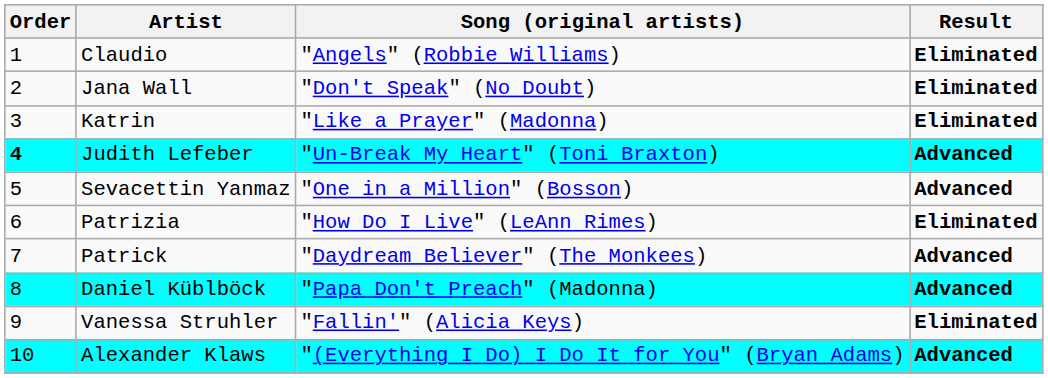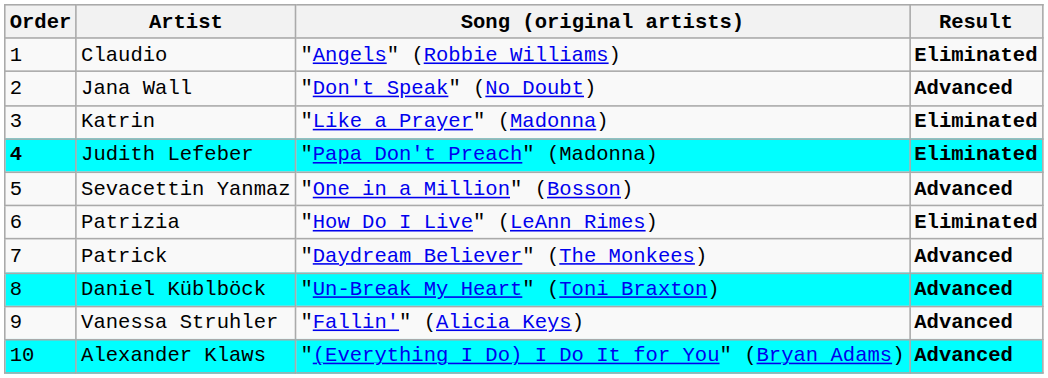(976, 88) Eliminated -> (964, 88) Advanced
(510, 155) "Un-Break My Heart" (Toni Braxton) -> (479, 155) "Papa Don't Preach" (Madonna)
(964, 155) Advanced -> (976, 155) Eliminated
(479, 289) "Papa Don't Preach" (Madonna) -> (510, 289) "Un-Break My Heart" (Toni Braxton)
(976, 323) Eliminated -> (964, 323) Advanced
